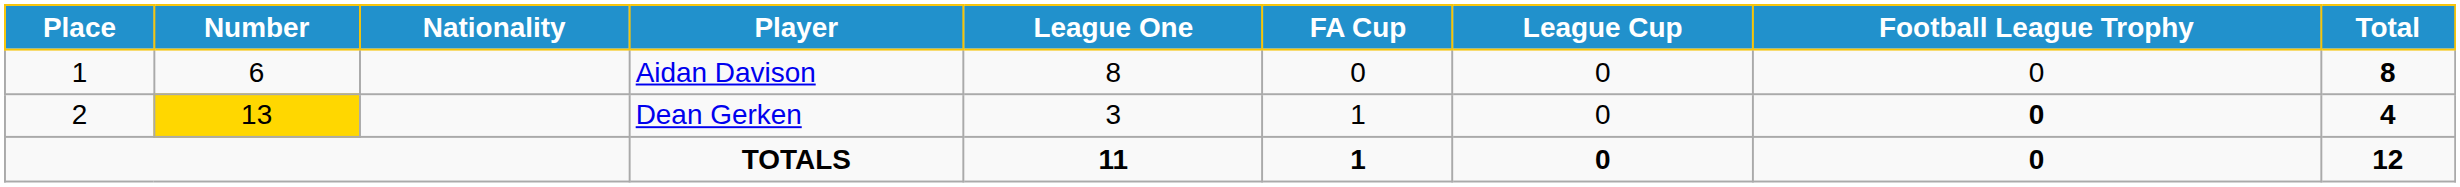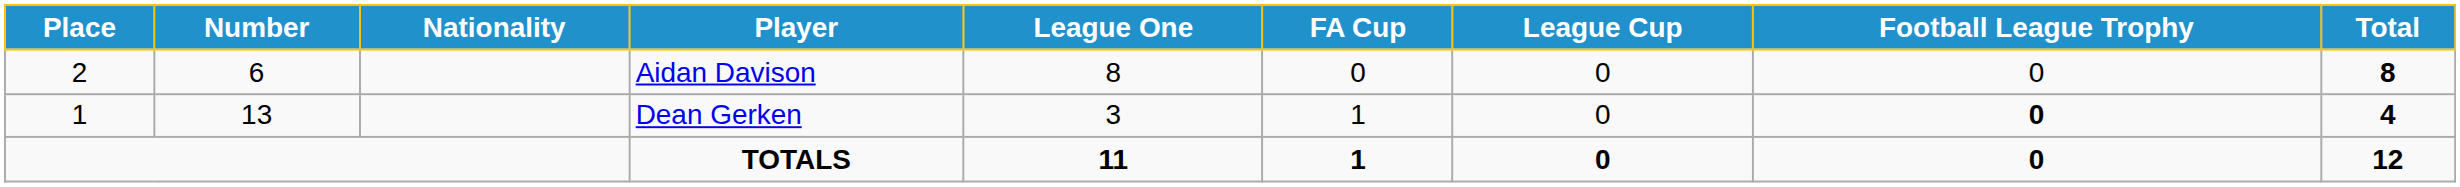(79, 72) 1 -> (79, 72) 2
(79, 116) 2 -> (79, 116) 1
(257, 116) gold background -> (257, 116) no background
